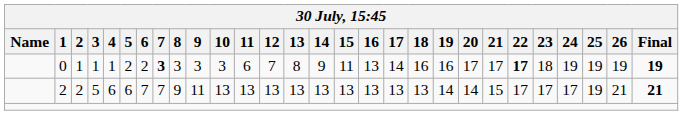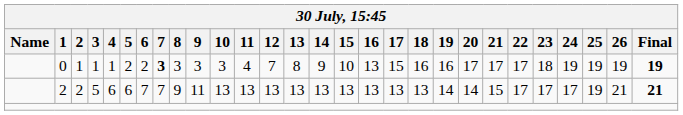(247, 66) 6 -> (247, 66) 4
(346, 66) 11 -> (346, 66) 10
(396, 66) 14 -> (396, 66) 15
(520, 66) bold -> (520, 66) normal
